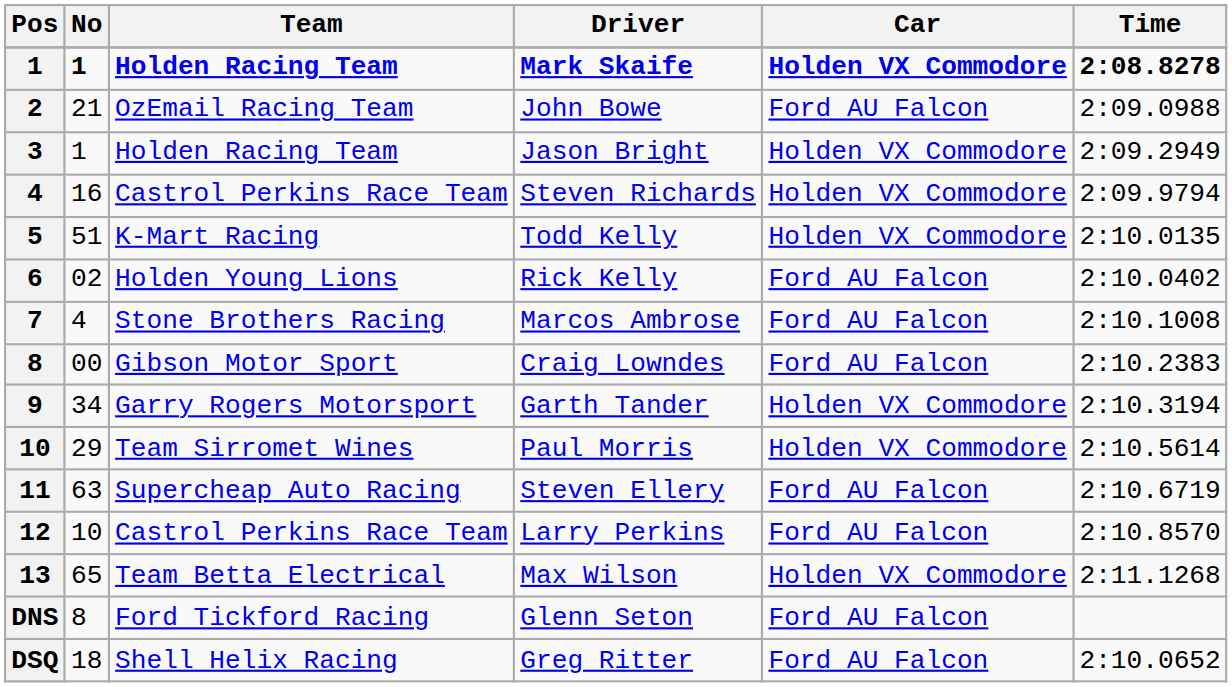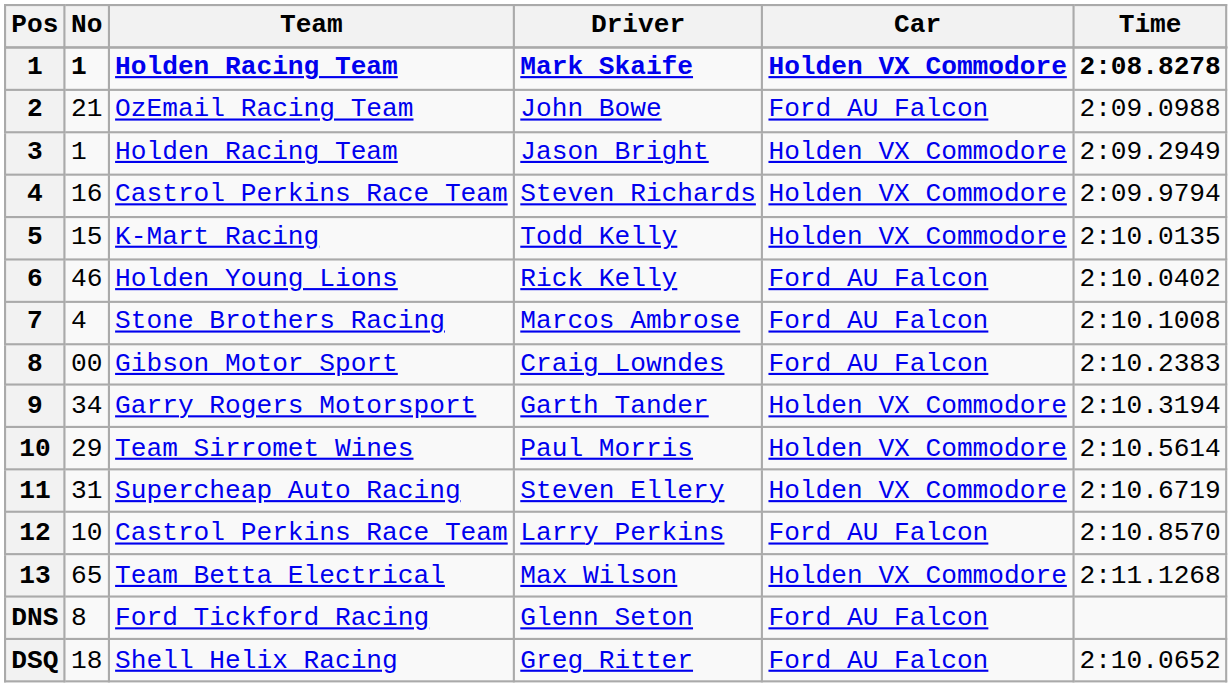(87, 238) 51 -> (87, 238) 15
(87, 280) 02 -> (87, 280) 46
(87, 491) 63 -> (87, 491) 31
(878, 491) Ford AU Falcon -> (918, 491) Holden VX Commodore
